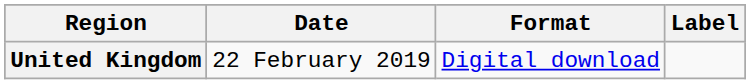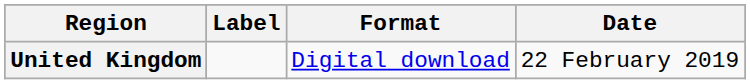columns swapped: (321, 23) <-> (705, 23)
